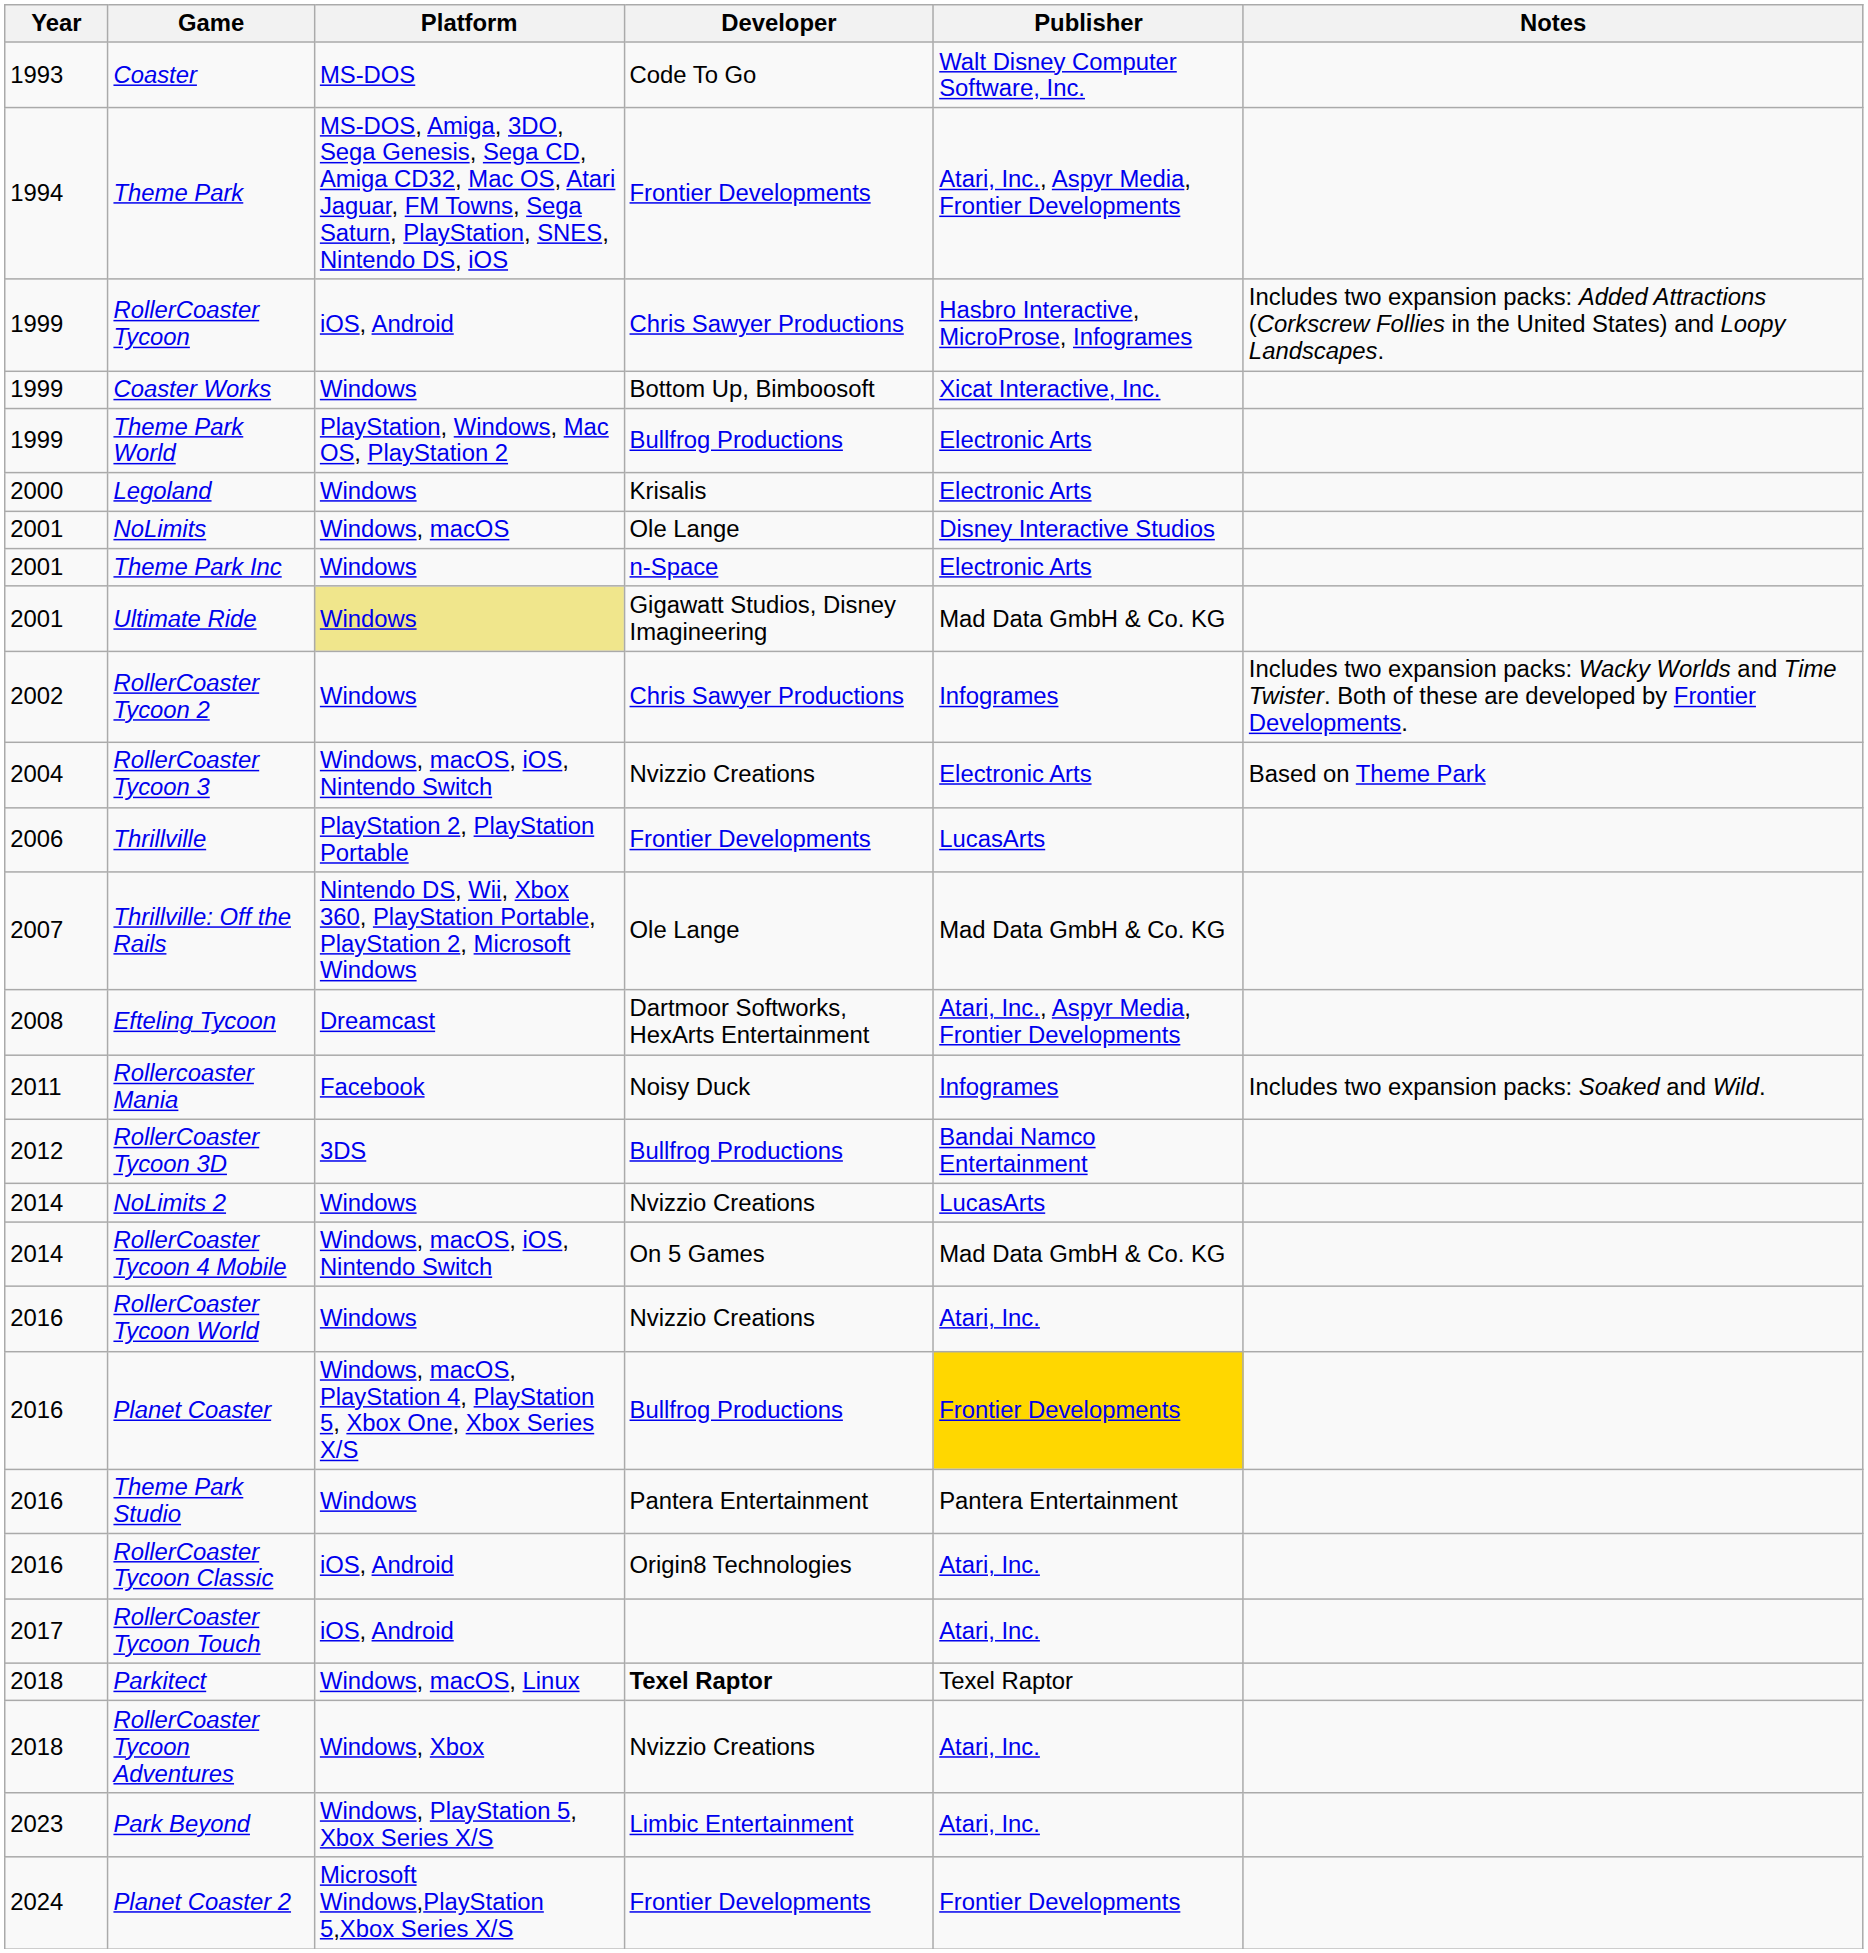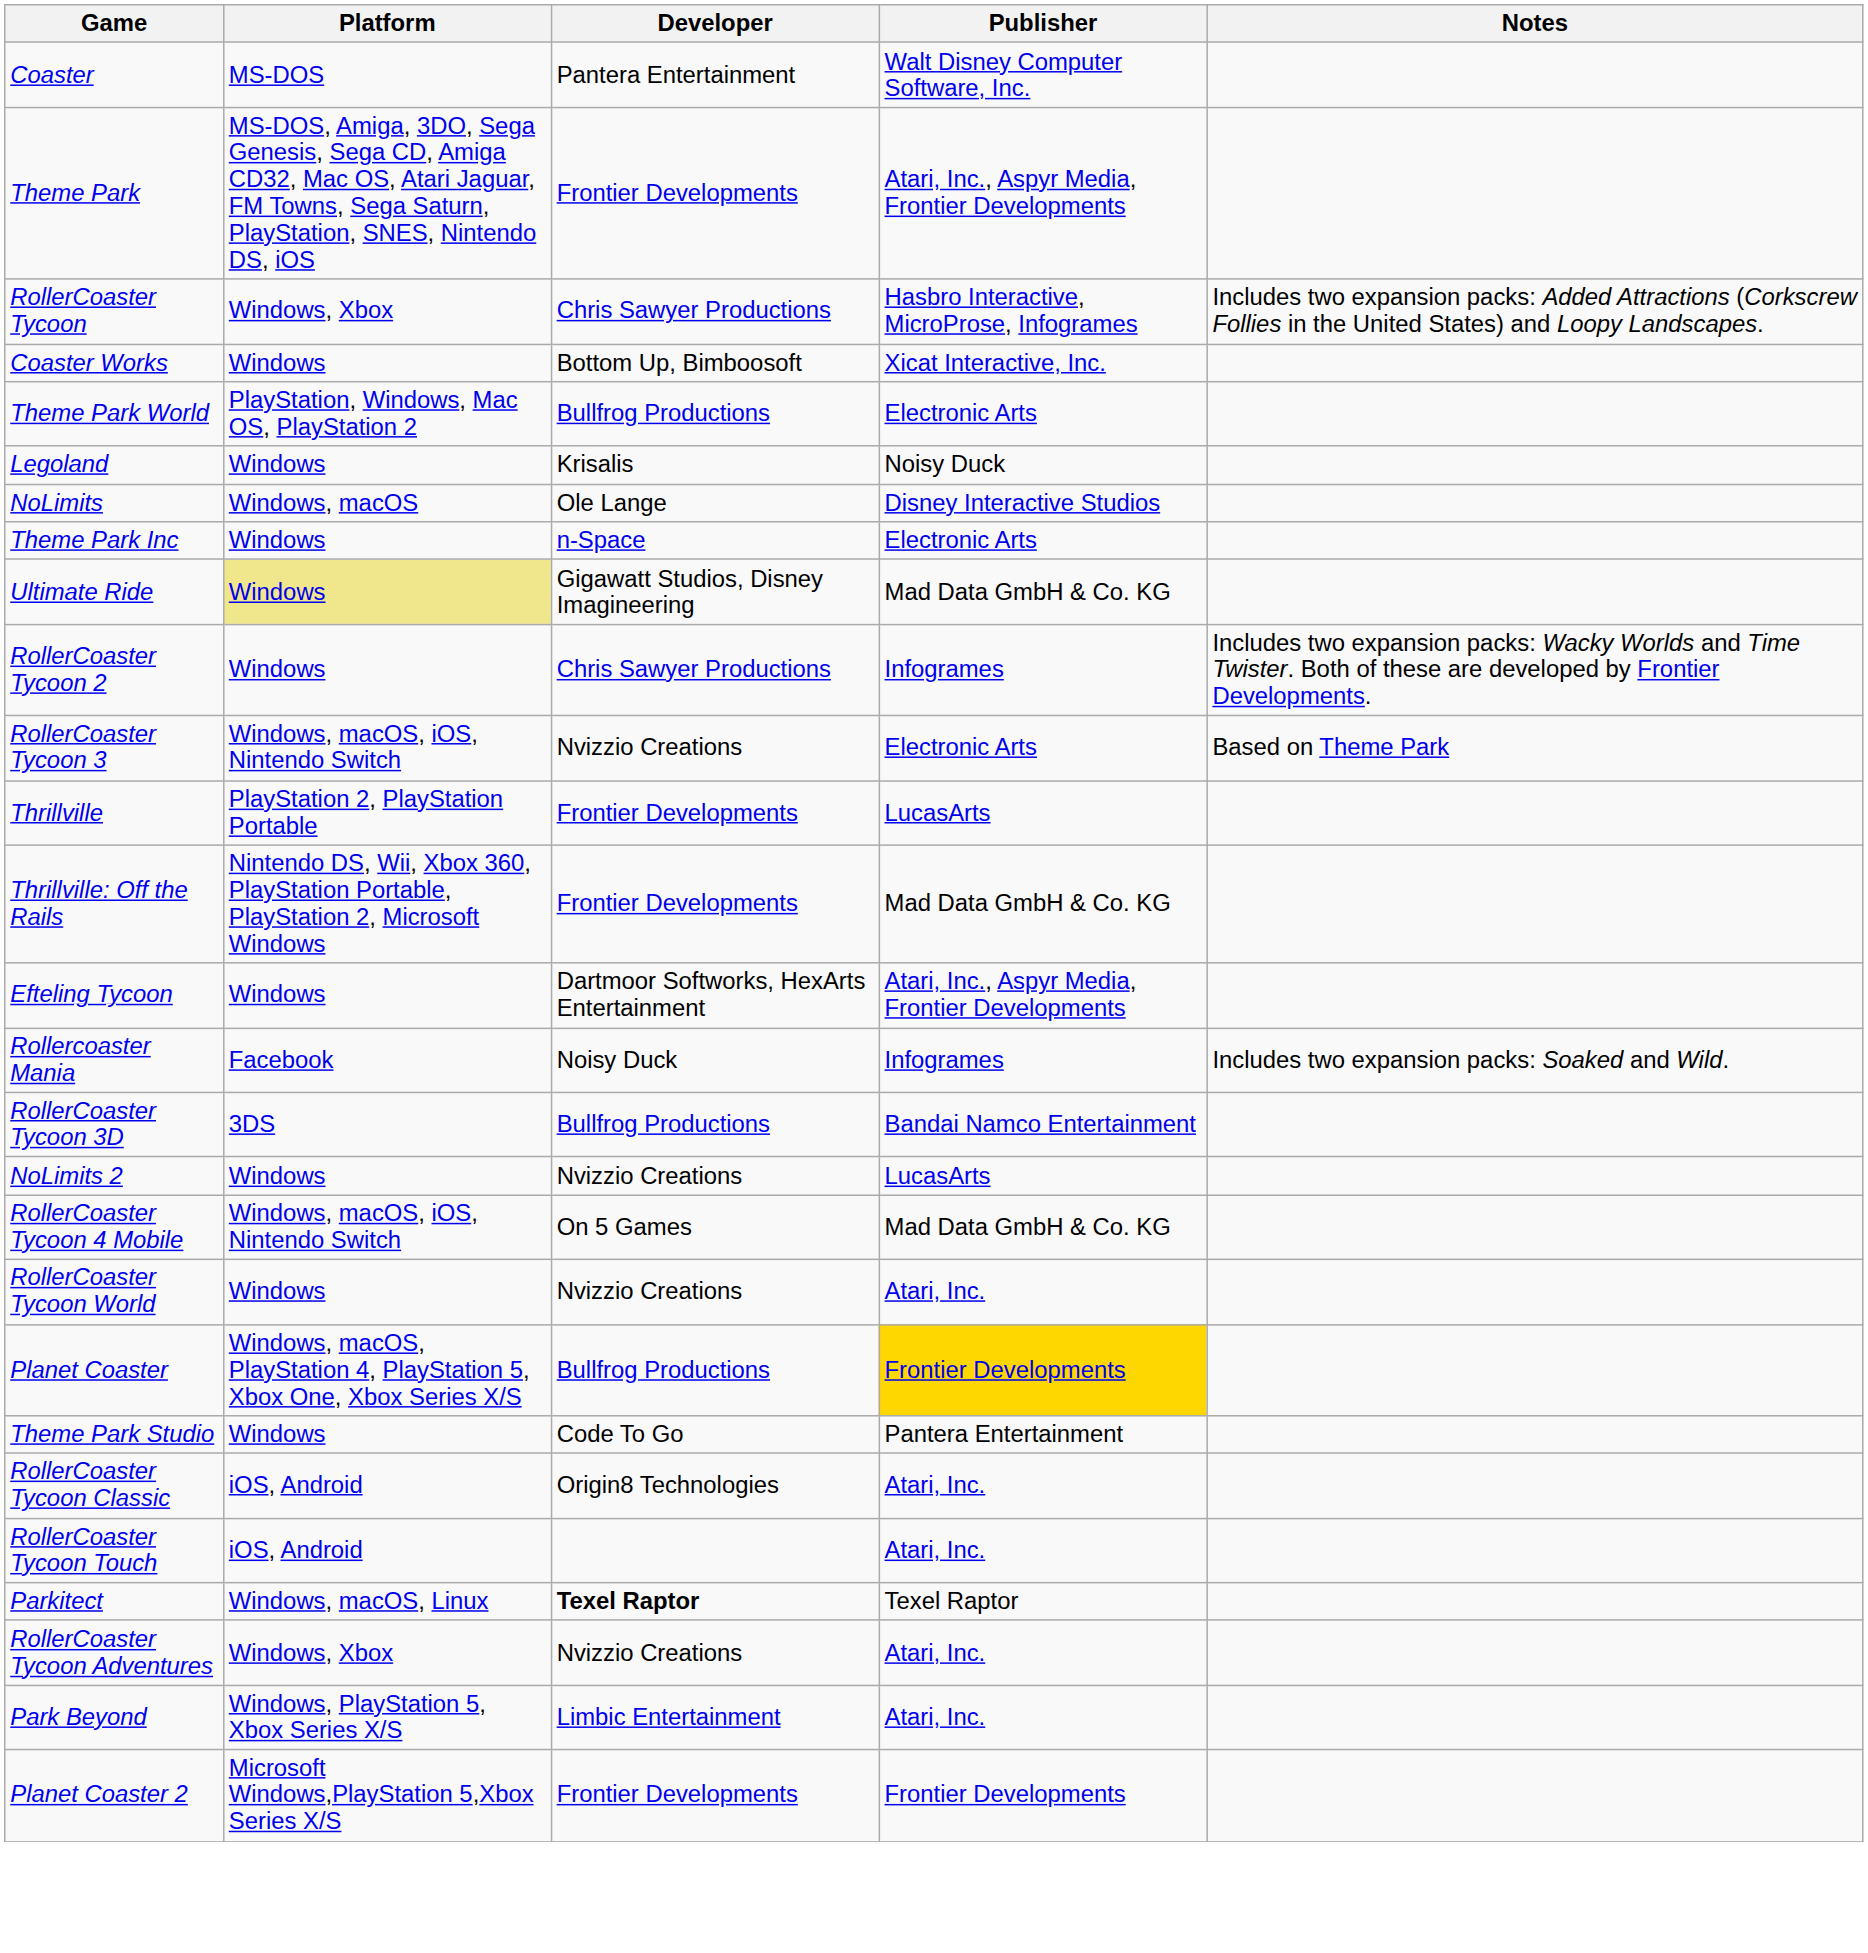- column: (56, 23)
(693, 74) Code To Go -> (676, 74) Pantera Entertainment
(387, 324) iOS, Android -> (311, 311) Windows, Xbox
(1015, 491) Electronic Arts -> (945, 464) Noisy Duck
(685, 930) Ole Lange -> (677, 903) Frontier Developments
(378, 1022) Dreamcast -> (277, 995) Windows
(749, 1501) Pantera Entertainment -> (620, 1434) Code To Go
